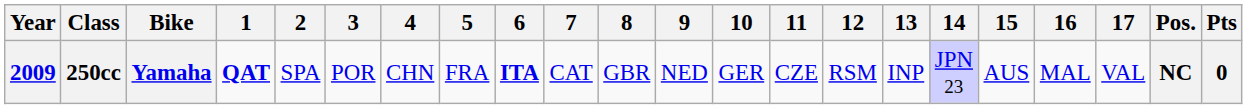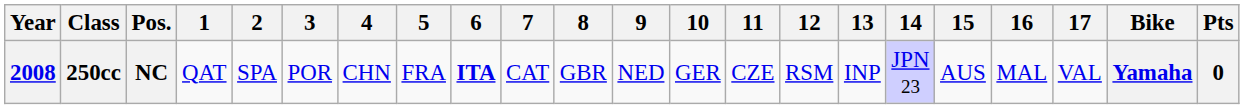columns swapped: (172, 22) <-> (1176, 22)
(33, 71) 2009 -> (33, 71) 2008
(246, 71) bold -> (204, 71) normal
